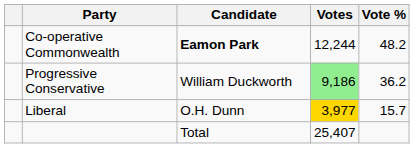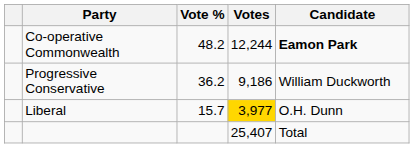columns swapped: (244, 15) <-> (384, 15)
(339, 81) lightgreen background -> (255, 81) no background
